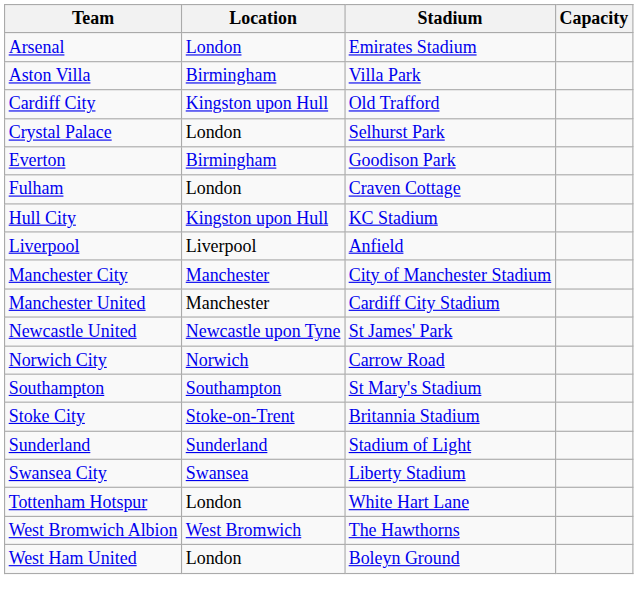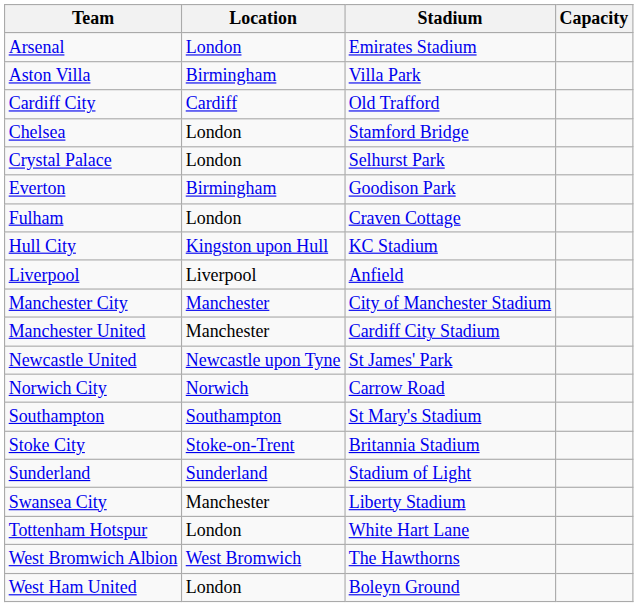(257, 103) Kingston upon Hull -> (211, 103) Cardiff
+ row: (37, 132)
(217, 473) Swansea -> (228, 501) Manchester
